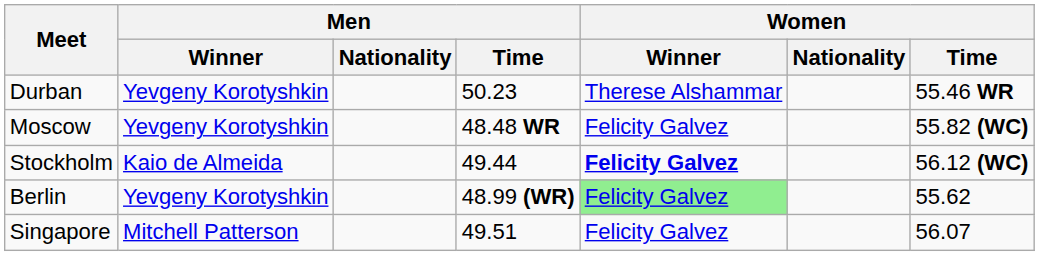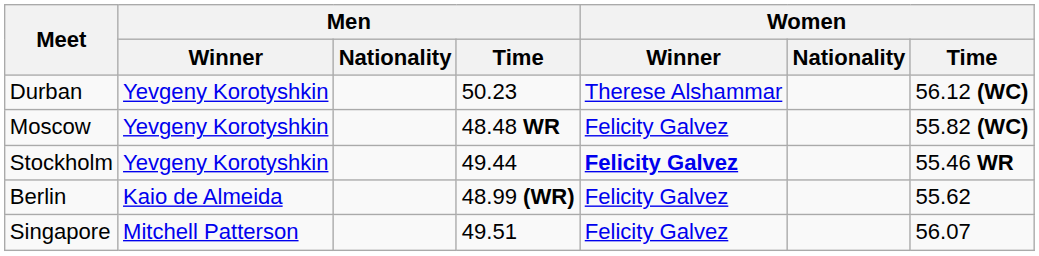(965, 92) 55.46 WR -> (972, 92) 56.12 (WC)
(203, 162) Kaio de Almeida -> (226, 162) Yevgeny Korotyshkin
(972, 162) 56.12 (WC) -> (965, 162) 55.46 WR
(226, 197) Yevgeny Korotyshkin -> (203, 197) Kaio de Almeida
(657, 197) lightgreen background -> (657, 197) no background
